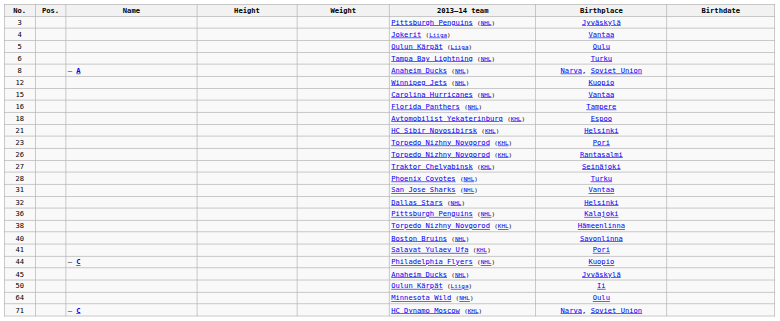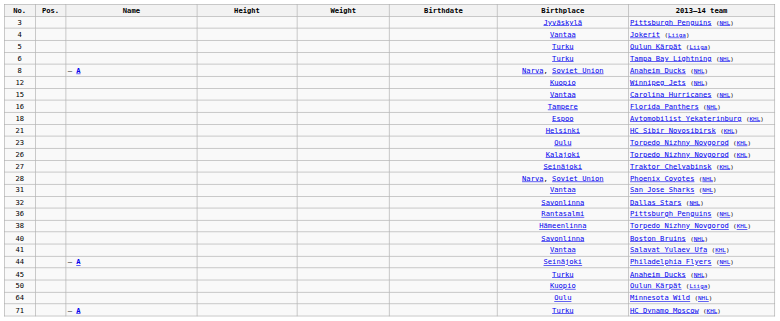columns swapped: (721, 10) <-> (463, 10)
(601, 46) Oulu -> (563, 46) Turku
(601, 142) Pori -> (563, 142) Oulu
(601, 154) Rantasalmi -> (563, 154) Kalajoki
(601, 178) Turku -> (563, 178) Narva, Soviet Union
(601, 202) Helsinki -> (563, 202) Savonlinna
(601, 214) Kalajoki -> (563, 214) Rantasalmi
(601, 250) Pori -> (563, 250) Vantaa
(74, 262) – C -> (74, 262) – A
(601, 262) Kuopio -> (563, 262) Seinäjoki
(601, 274) Jyväskylä -> (563, 274) Turku
(601, 286) Ii -> (563, 286) Kuopio
(74, 310) – C -> (74, 310) – A
(601, 310) Narva, Soviet Union -> (563, 310) Turku
